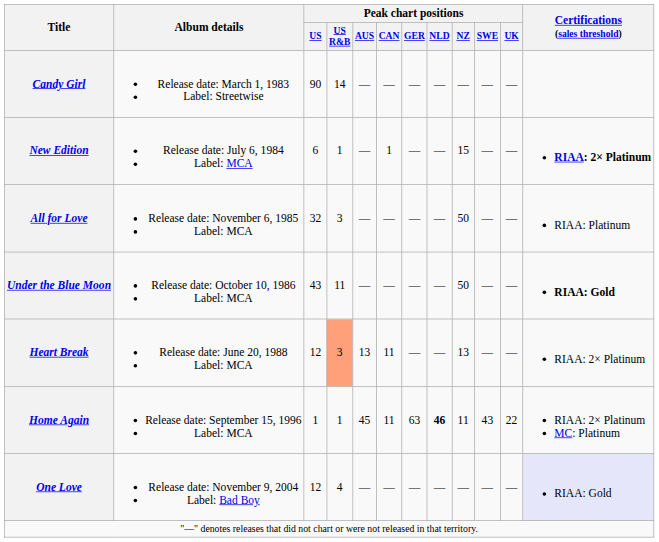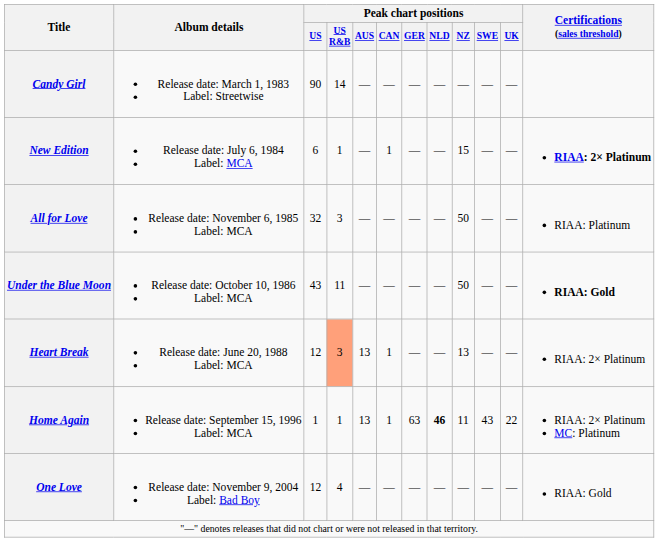(389, 352) 11 -> (389, 352) 1
(365, 420) 45 -> (365, 420) 13
(389, 420) 11 -> (389, 420) 1
(588, 494) lavender background -> (588, 494) no background
